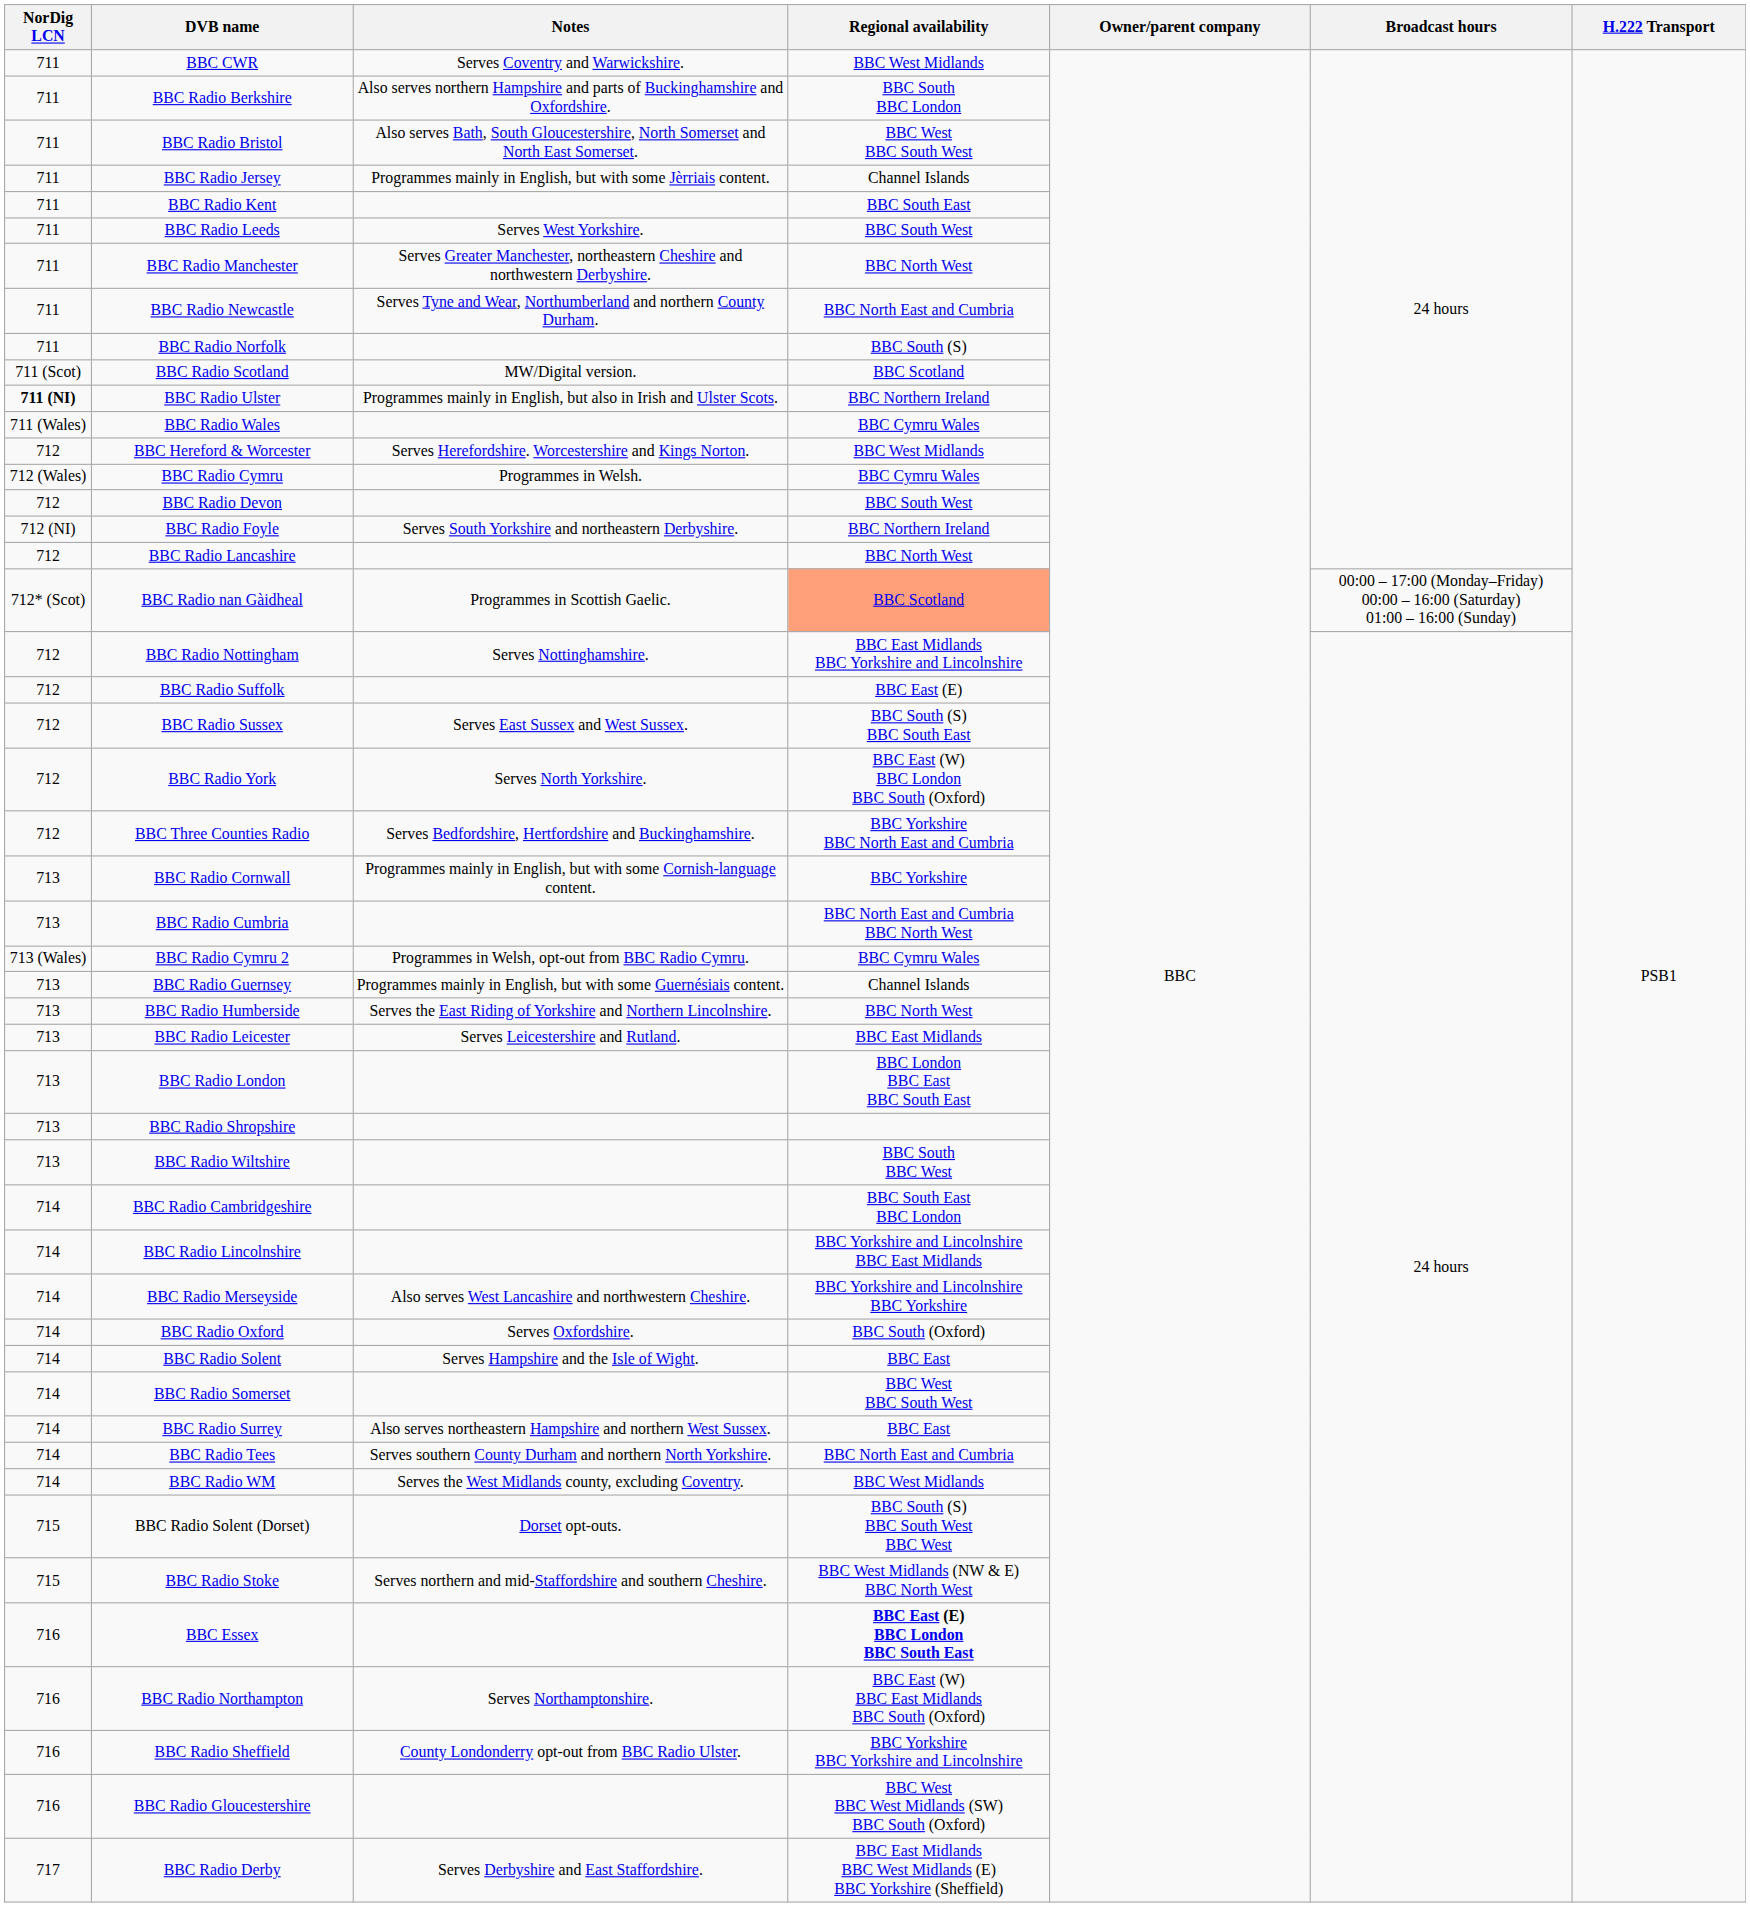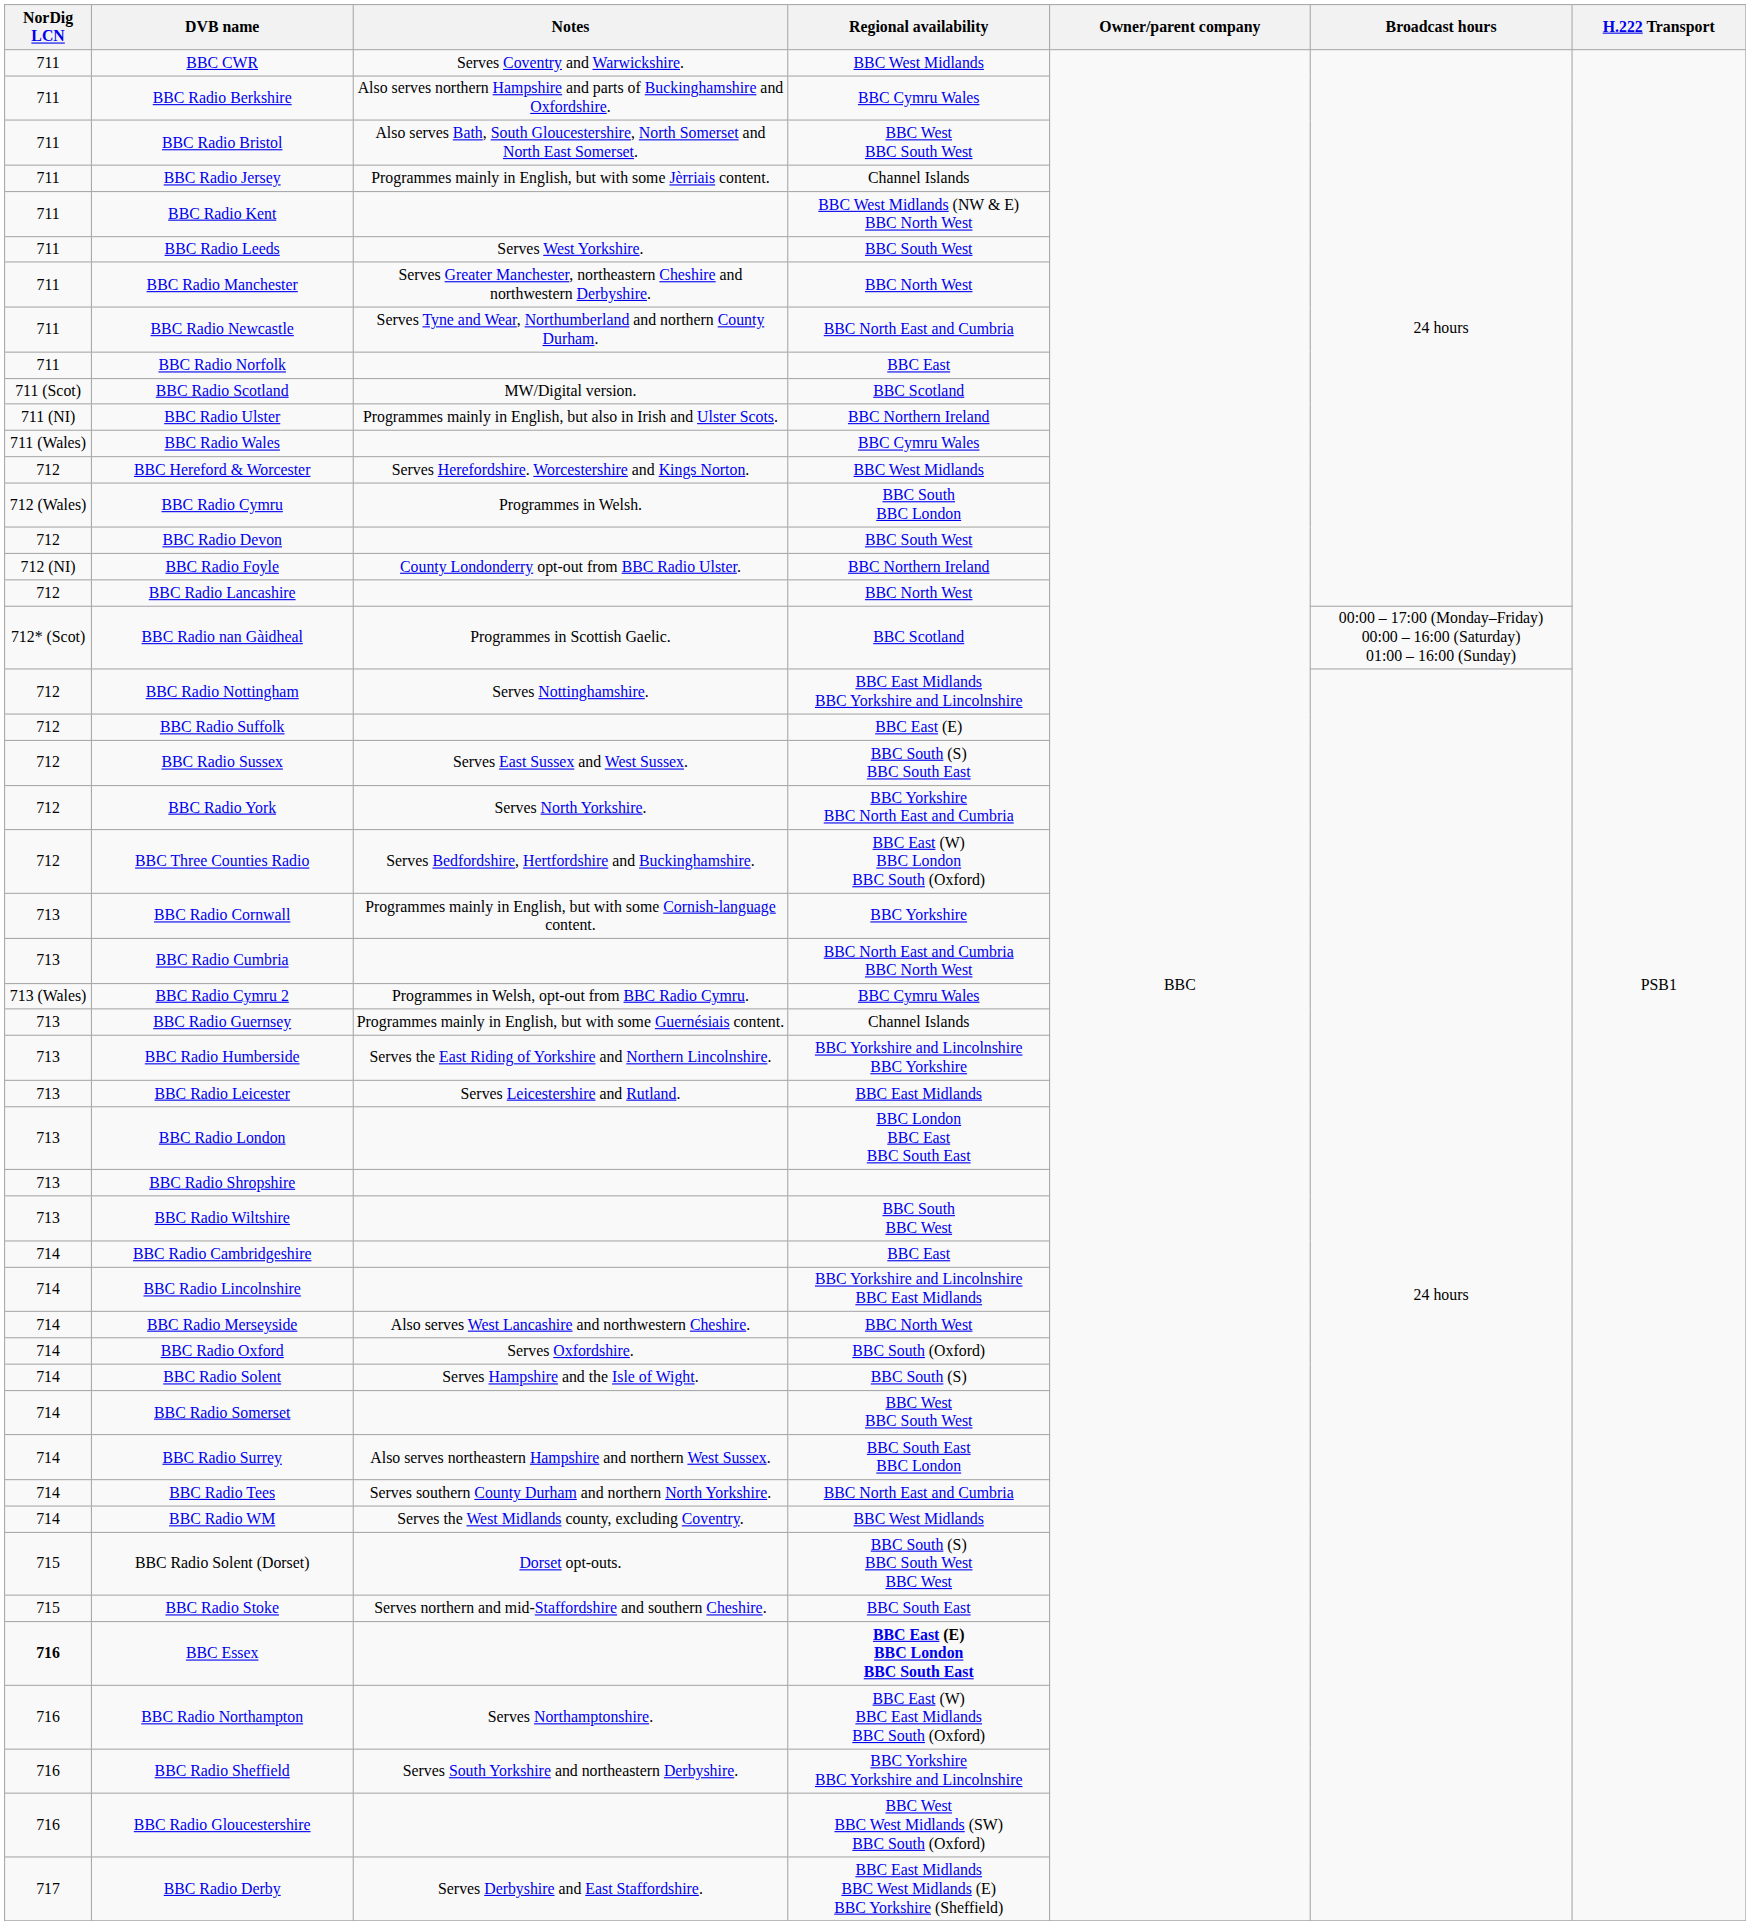(919, 98) BBC South BBC London -> (919, 98) BBC Cymru Wales
(919, 204) BBC South East -> (919, 214) BBC West Midlands (NW & E) BBC North West
(919, 346) BBC South (S) -> (919, 365) BBC East
(48, 398) bold -> (48, 417) normal
(919, 477) BBC Cymru Wales -> (919, 505) BBC South BBC London
(570, 529) Serves South Yorkshire and northeastern Derbyshire. -> (570, 566) County Londonderry opt-out from BBC Radio Ulster.
(919, 600) lightsalmon background -> (919, 637) no background
(919, 779) BBC East (W) BBC London BBC South (Oxford) -> (919, 807) BBC Yorkshire BBC North East and Cumbria
(919, 833) BBC Yorkshire BBC North East and Cumbria -> (919, 861) BBC East (W) BBC London BBC South (Oxford)
(919, 1011) BBC North West -> (919, 1058) BBC Yorkshire and Lincolnshire BBC Yorkshire
(919, 1207) BBC South East BBC London -> (919, 1254) BBC East
(919, 1296) BBC Yorkshire and Lincolnshire BBC Yorkshire -> (919, 1325) BBC North West
(919, 1358) BBC East -> (919, 1377) BBC South (S)
(919, 1429) BBC East -> (919, 1457) BBC South East BBC London
(919, 1580) BBC West Midlands (NW & E) BBC North West -> (919, 1608) BBC South East
(48, 1634) normal -> (48, 1653) bold
(570, 1752) County Londonderry opt-out from BBC Radio Ulster. -> (570, 1771) Serves South Yorkshire and northeastern Derbyshire.
